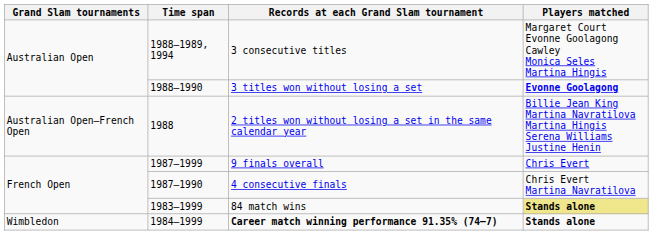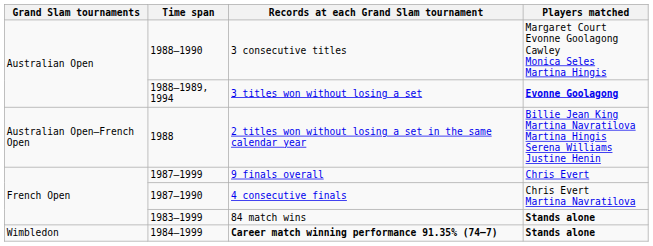(179, 50) 1988–1989, 1994 -> (176, 50) 1988–1990
(176, 88) 1988–1990 -> (179, 94) 1988–1989, 1994
(560, 206) khaki background -> (560, 217) no background
